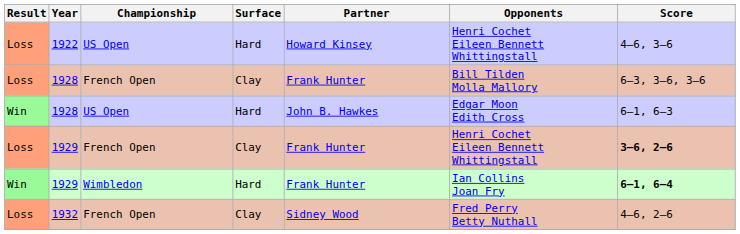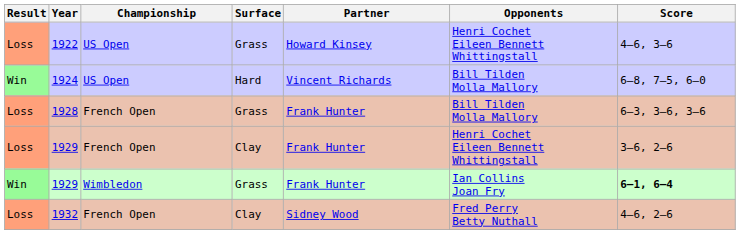(248, 44) Hard -> (251, 44) Grass
+ row: (65, 80)
(248, 80) Clay -> (251, 111) Grass
- row: (65, 111)
(647, 148) bold -> (647, 148) normal
(248, 184) Hard -> (251, 184) Grass
